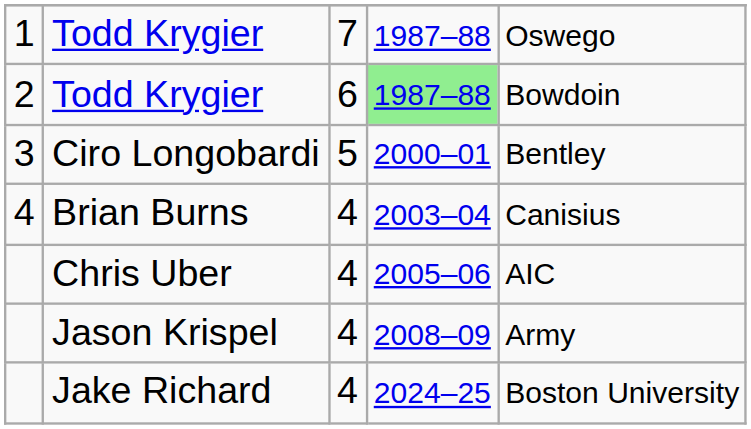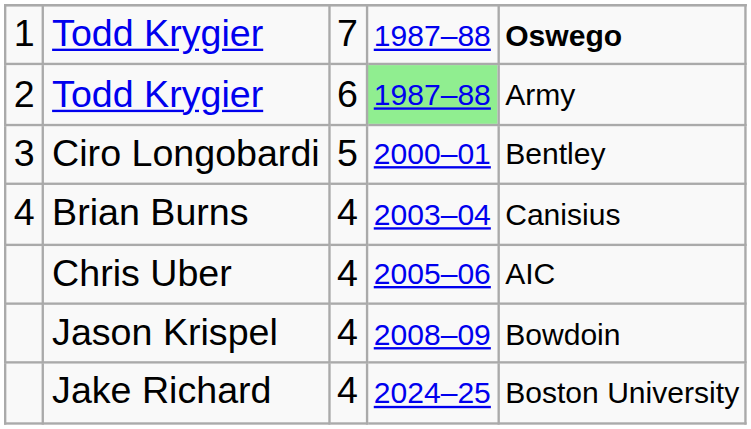(560, 35) normal -> (564, 35) bold
(563, 95) Bowdoin -> (540, 95) Army
(540, 333) Army -> (563, 333) Bowdoin
